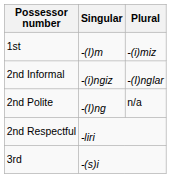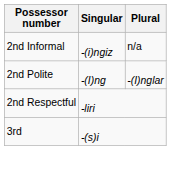- row: (14, 46)
(146, 80) -(I)nglar -> (135, 46) n/a
(135, 103) n/a -> (146, 80) -(I)nglar
